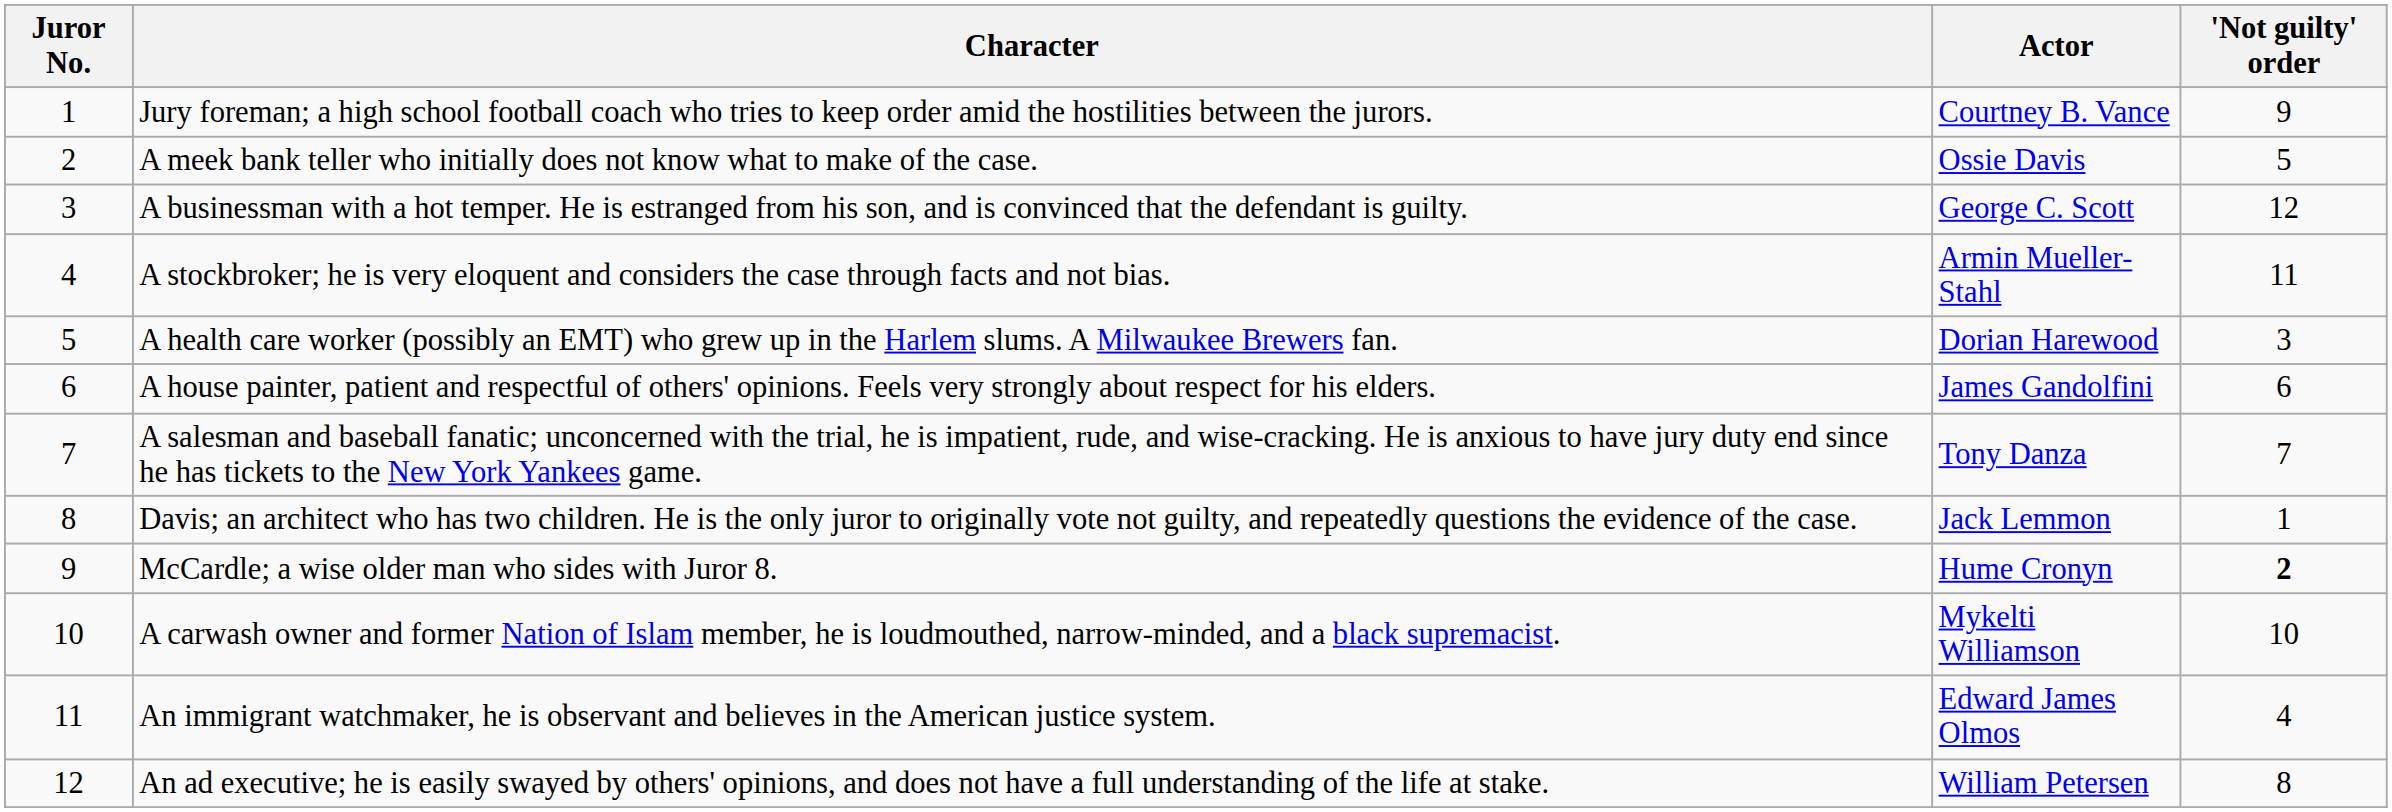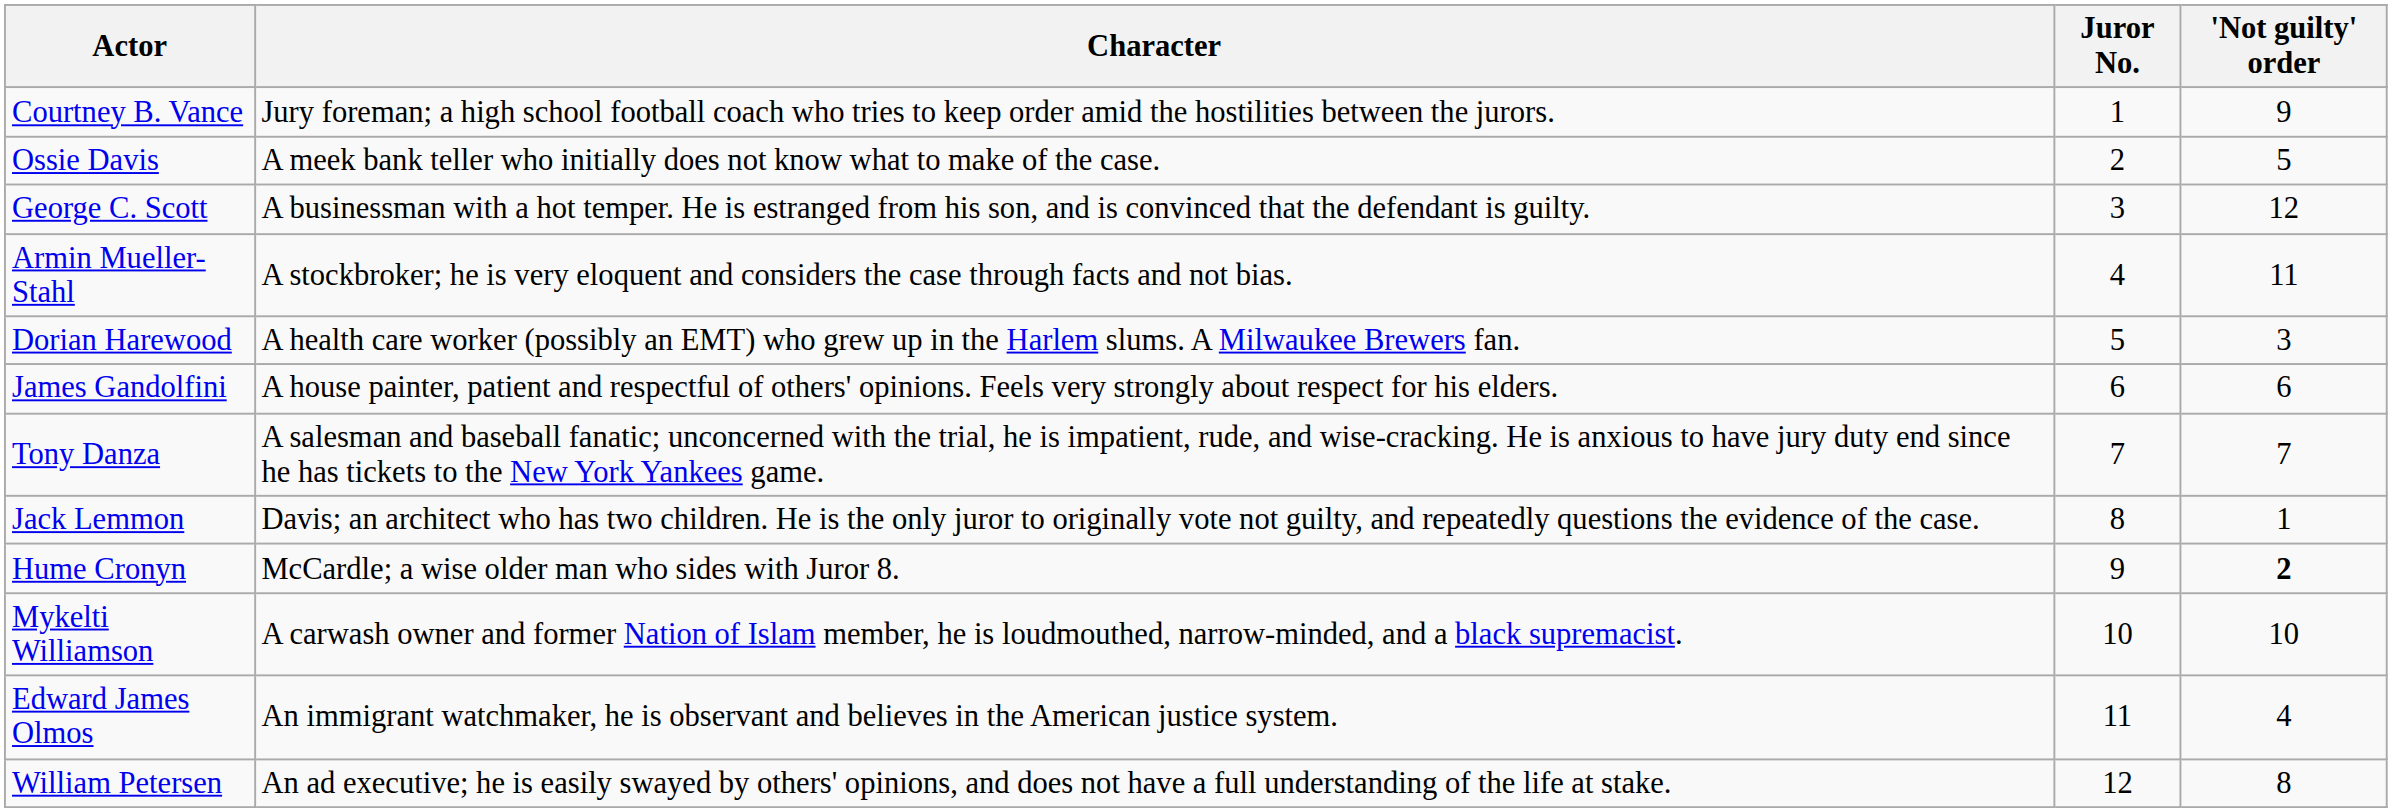columns swapped: (69, 45) <-> (2056, 45)
